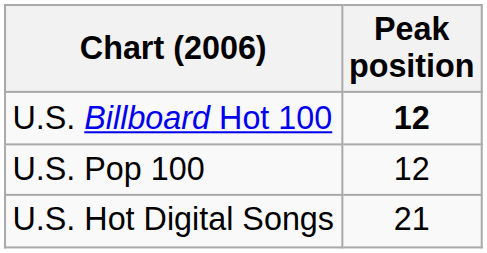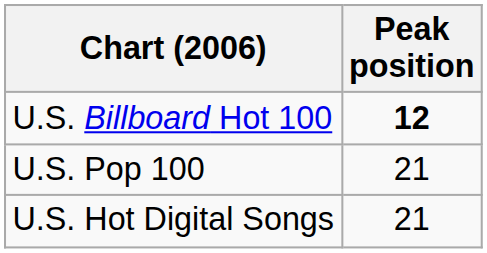(412, 169) 12 -> (412, 169) 21
